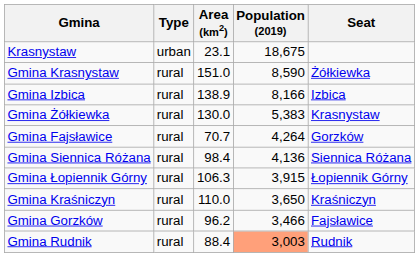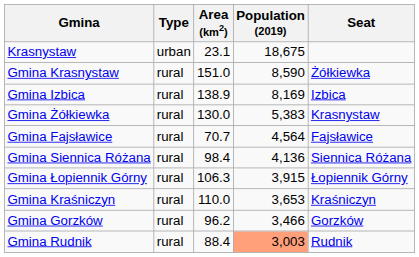(288, 94) 8,166 -> (288, 94) 8,169
(288, 136) 4,264 -> (288, 136) 4,564
(337, 136) Gorzków -> (342, 136) Fajsławice
(288, 199) 3,650 -> (288, 199) 3,653
(342, 220) Fajsławice -> (337, 220) Gorzków
